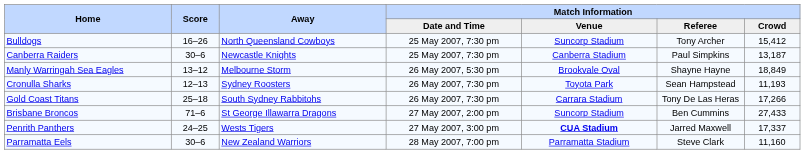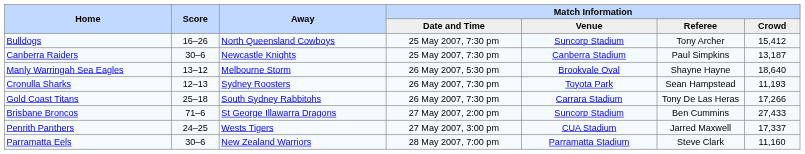(772, 70) 18,849 -> (772, 70) 18,640
(589, 127) bold -> (589, 127) normal
